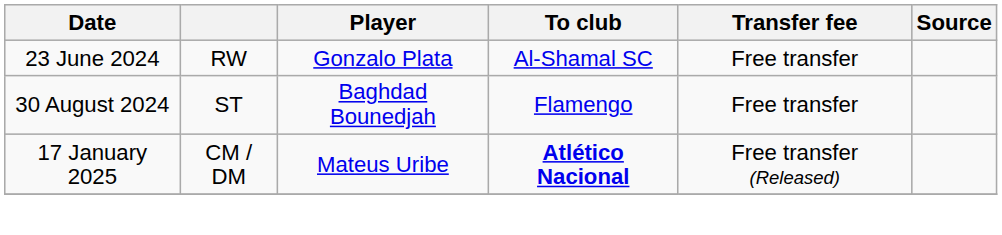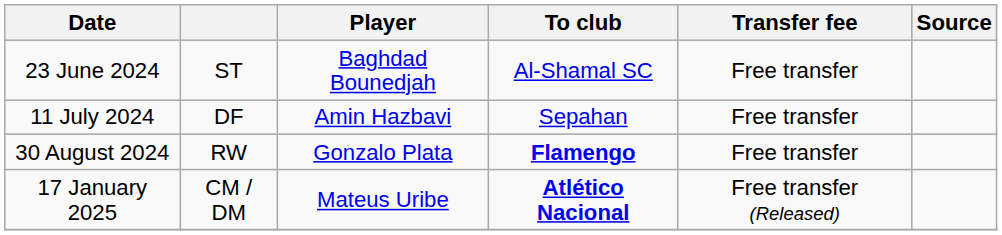(229, 58) RW -> (229, 70) ST
(383, 58) Gonzalo Plata -> (383, 70) Baghdad Bounedjah
+ row: (92, 117)
(229, 105) ST -> (229, 152) RW
(383, 105) Baghdad Bounedjah -> (383, 152) Gonzalo Plata
(583, 105) normal -> (583, 152) bold
